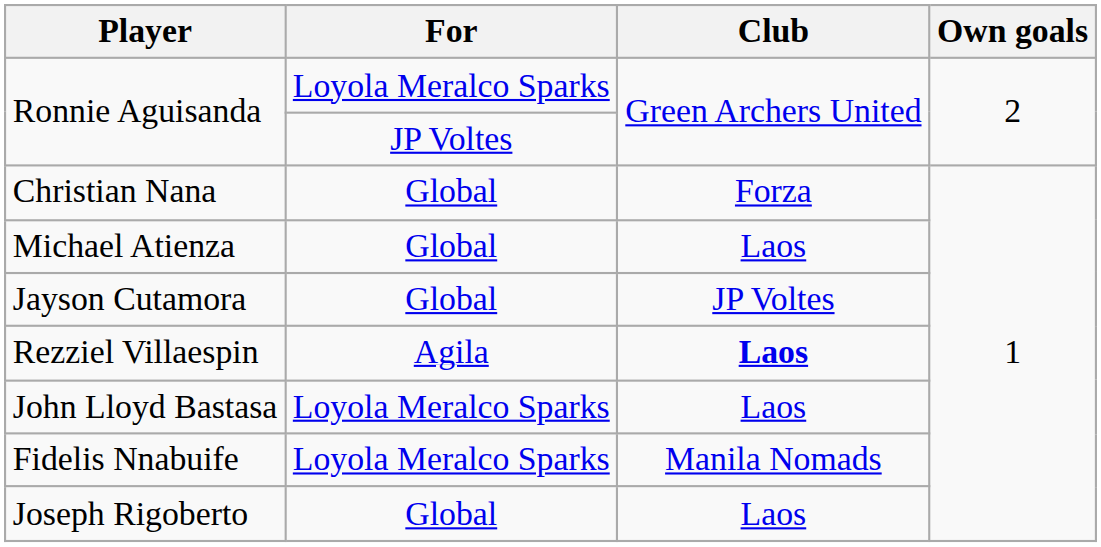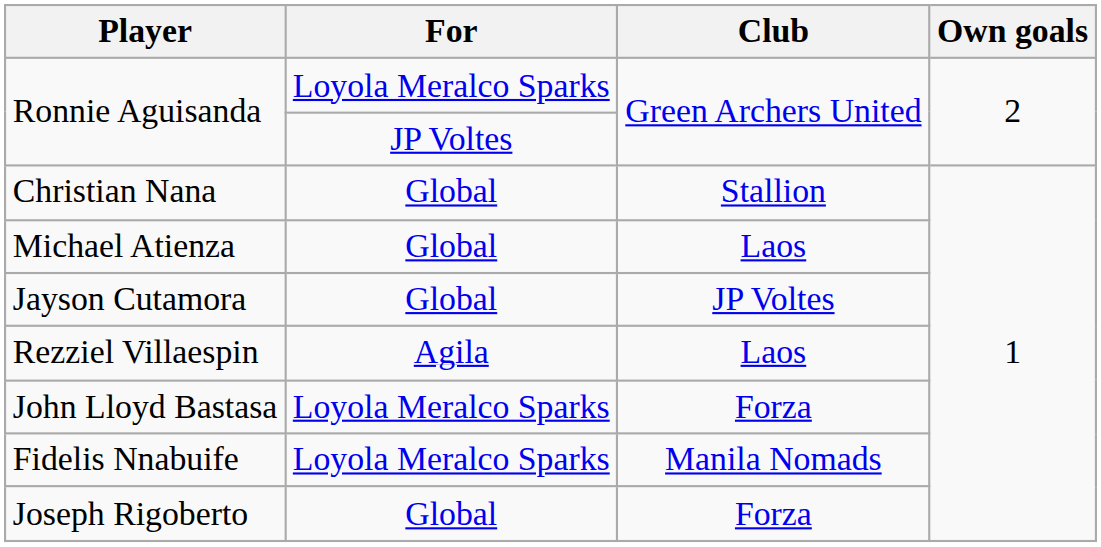(773, 191) Forza -> (773, 191) Stallion
(773, 352) bold -> (773, 352) normal
(773, 406) Laos -> (773, 406) Forza
(773, 513) Laos -> (773, 513) Forza
